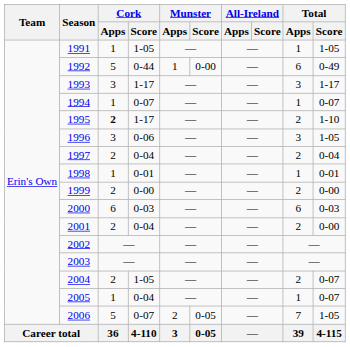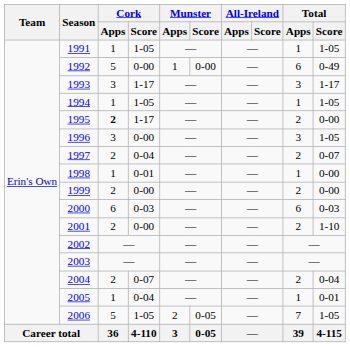(144, 66) 0-44 -> (144, 66) 0-00
(144, 102) 0-07 -> (144, 102) 1-05
(329, 102) 0-07 -> (329, 102) 1-05
(329, 119) 1-10 -> (329, 119) 0-00
(144, 137) 0-06 -> (144, 137) 0-00
(329, 155) 0-04 -> (329, 155) 0-07
(329, 173) 0-01 -> (329, 173) 0-00
(144, 226) 0-04 -> (144, 226) 0-00
(329, 226) 0-00 -> (329, 226) 1-10
(144, 279) 1-05 -> (144, 279) 0-07
(329, 279) 0-07 -> (329, 279) 0-04
(329, 297) 0-07 -> (329, 297) 0-01
(144, 315) 0-07 -> (144, 315) 1-05
